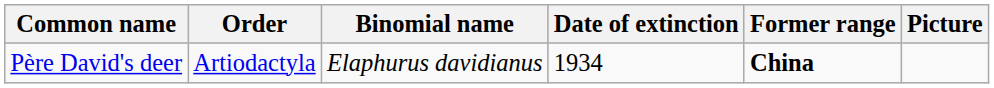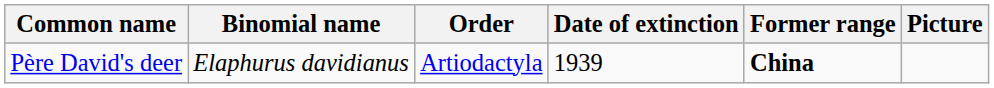columns swapped: (435, 23) <-> (254, 23)
(578, 62) 1934 -> (578, 62) 1939
